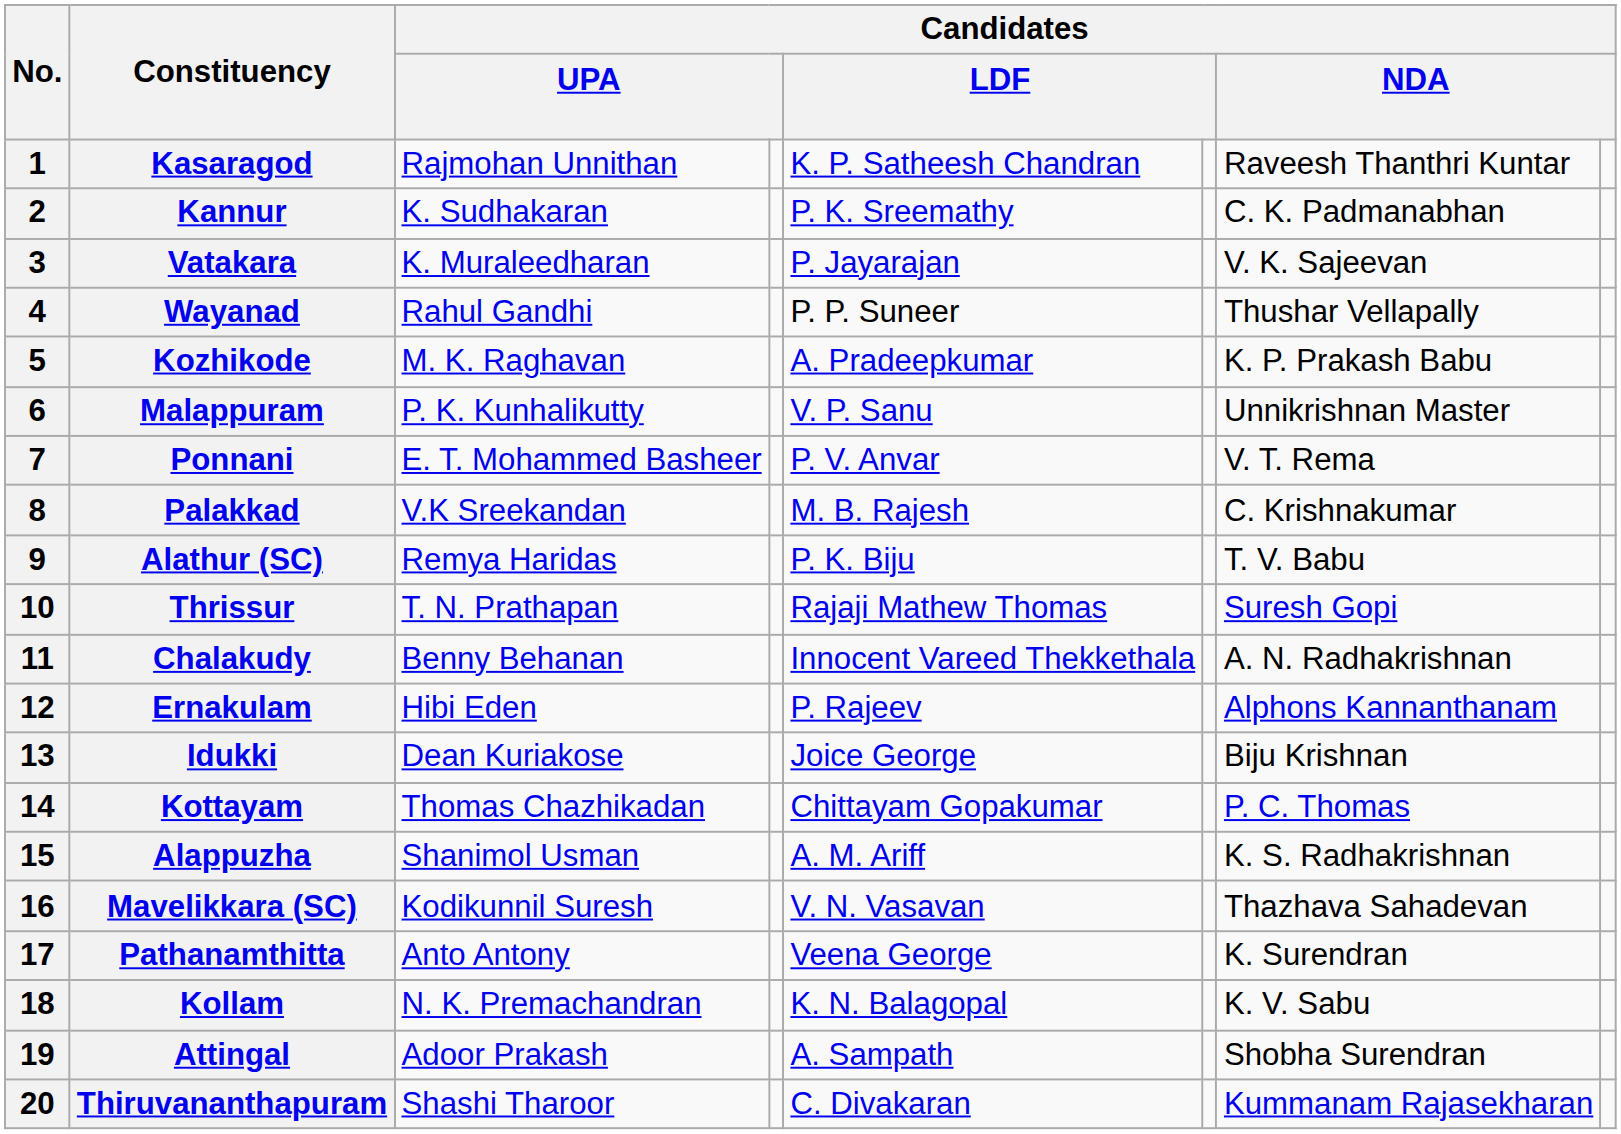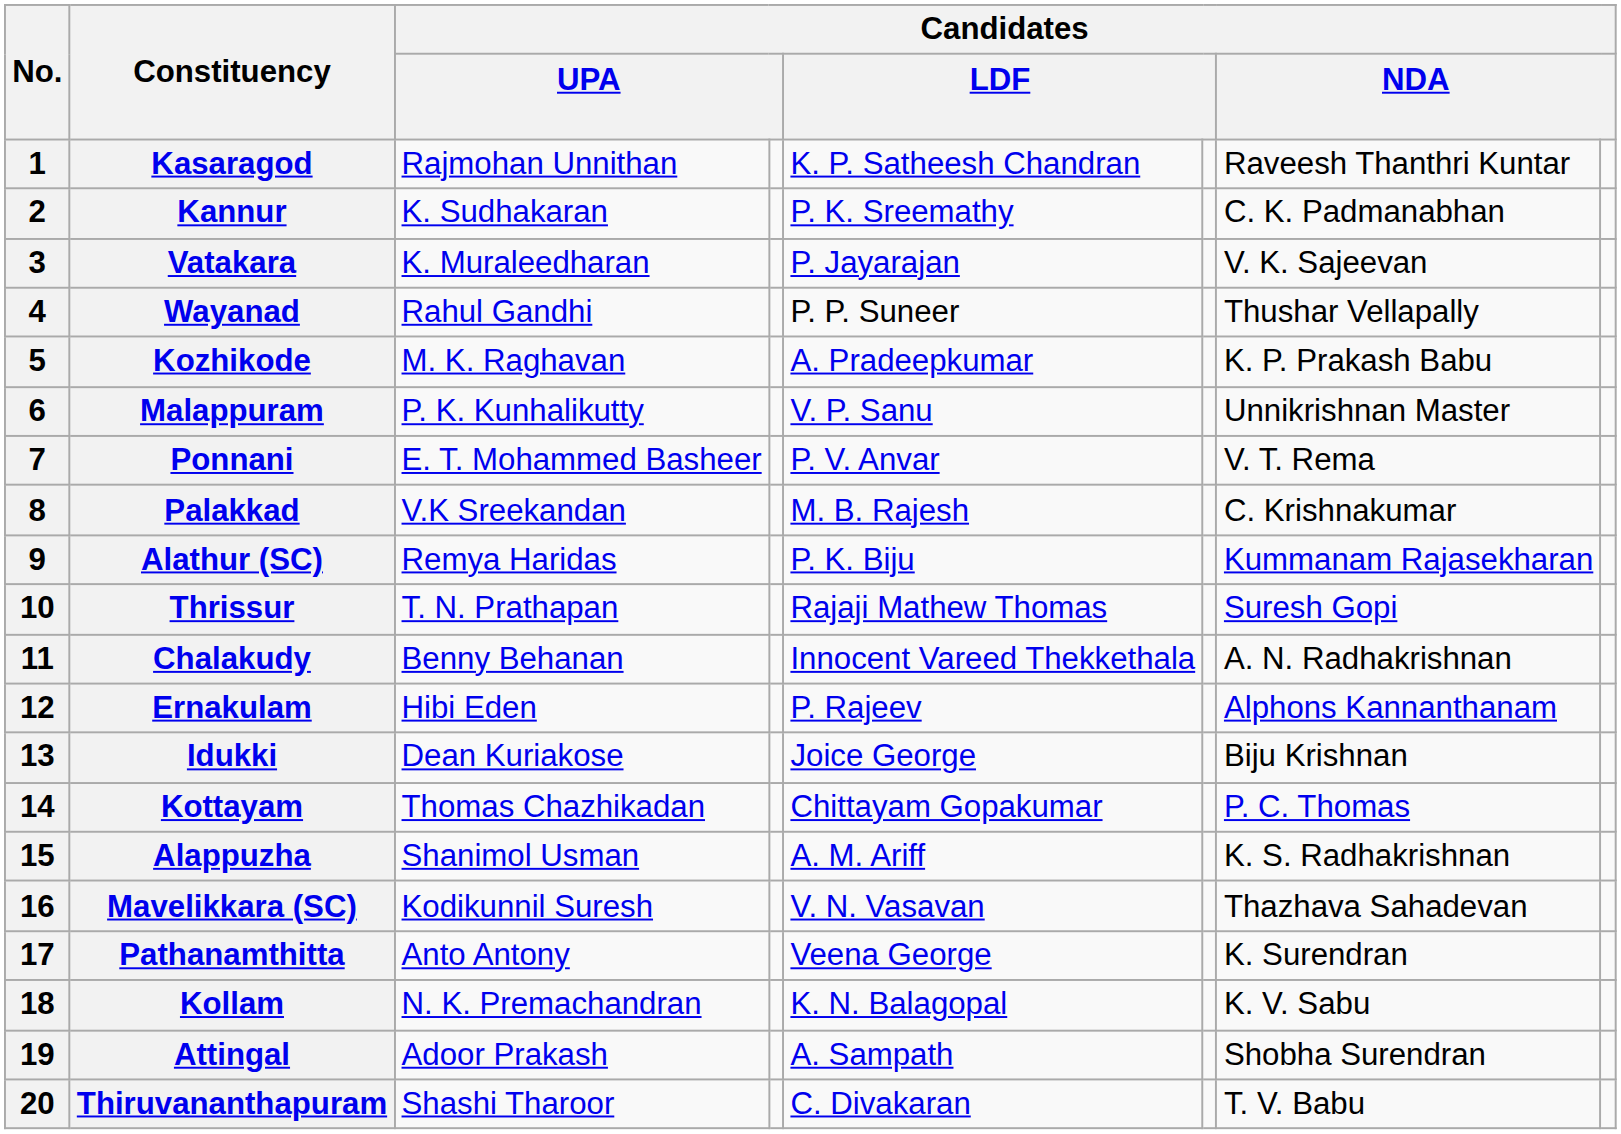(1294, 559) T. V. Babu -> (1409, 559) Kummanam Rajasekharan
(1409, 1103) Kummanam Rajasekharan -> (1294, 1103) T. V. Babu
